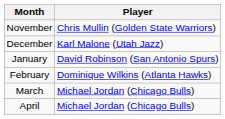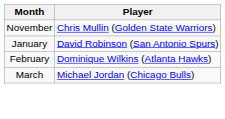- row: (29, 43)
- row: (29, 106)
